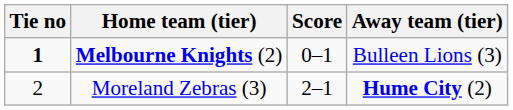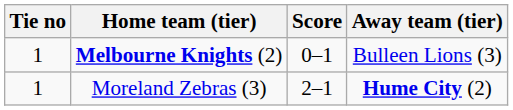(38, 54) bold -> (38, 54) normal
(38, 88) 2 -> (38, 88) 1
